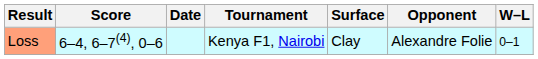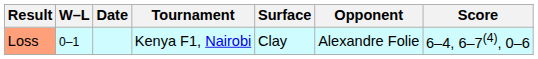columns swapped: (515, 16) <-> (111, 16)
